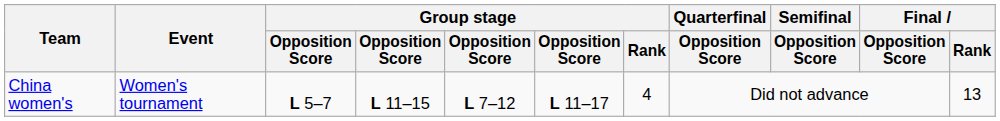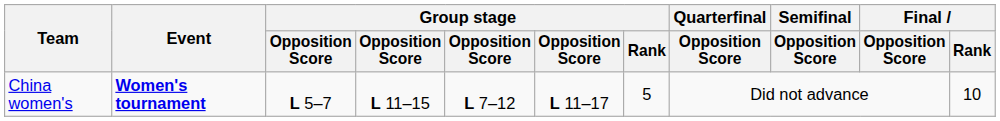(161, 95) normal -> (161, 95) bold
(647, 95) 4 -> (647, 95) 5
(972, 95) 13 -> (972, 95) 10
